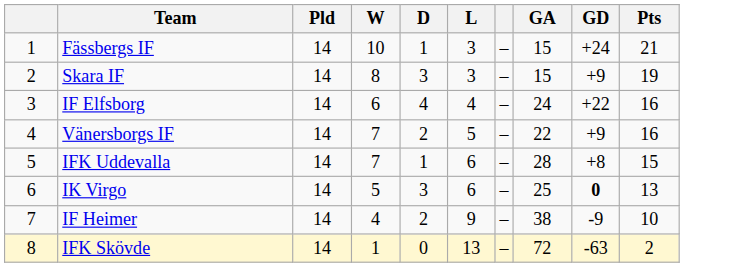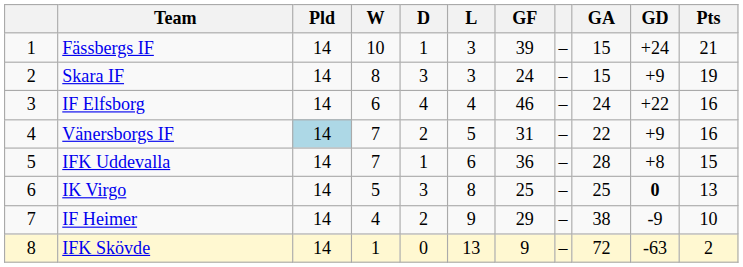+ column: (525, 18)
(322, 133) no background -> (322, 133) lightblue background
(471, 190) 6 -> (471, 190) 8
